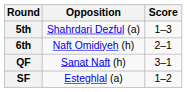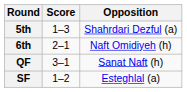columns swapped: (93, 13) <-> (163, 13)
